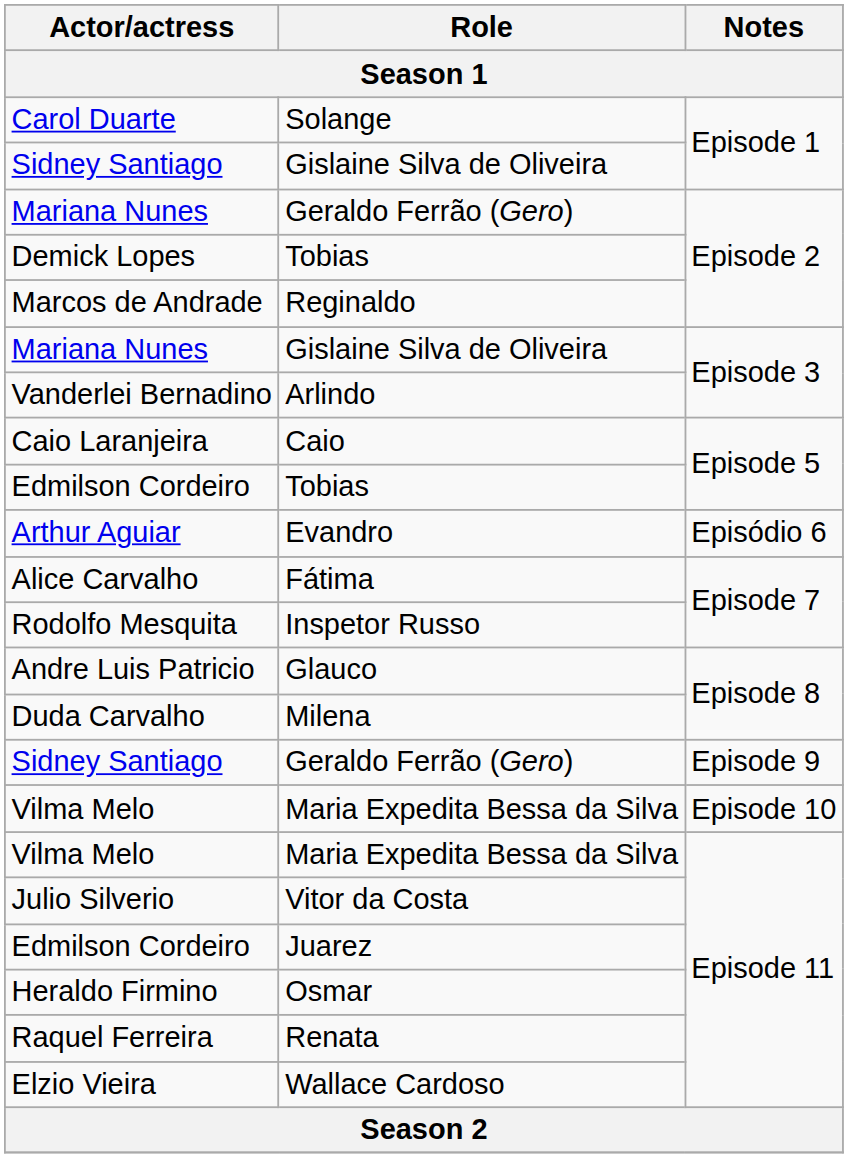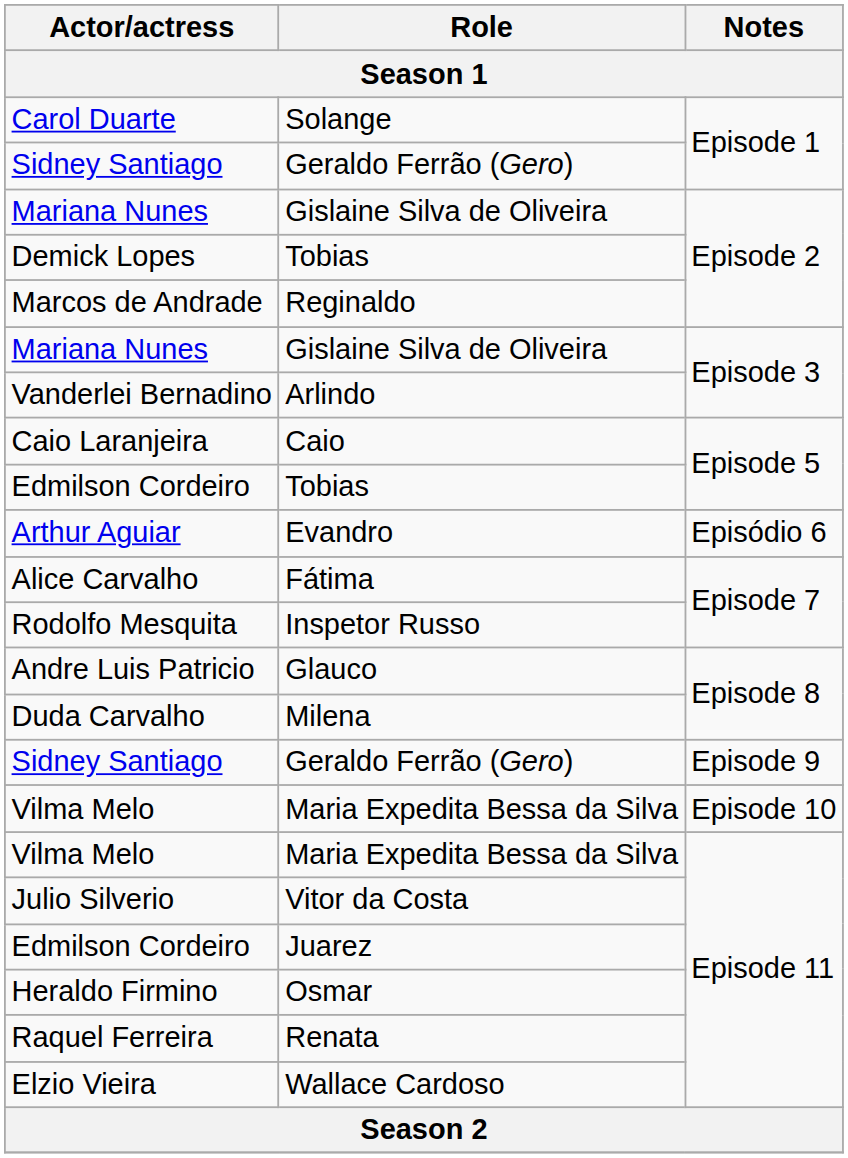(446, 165) Gislaine Silva de Oliveira -> (429, 165) Geraldo Ferrão (Gero)
(429, 211) Geraldo Ferrão (Gero) -> (446, 211) Gislaine Silva de Oliveira
